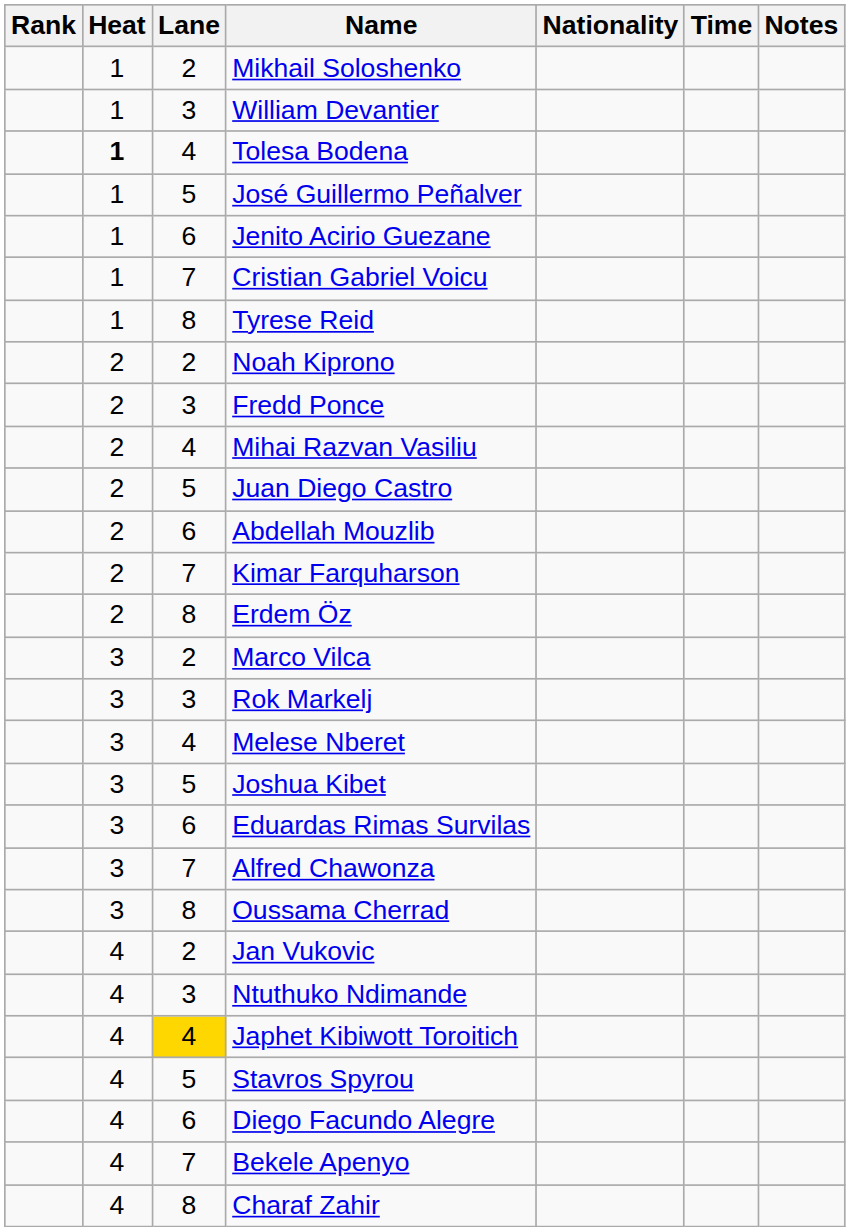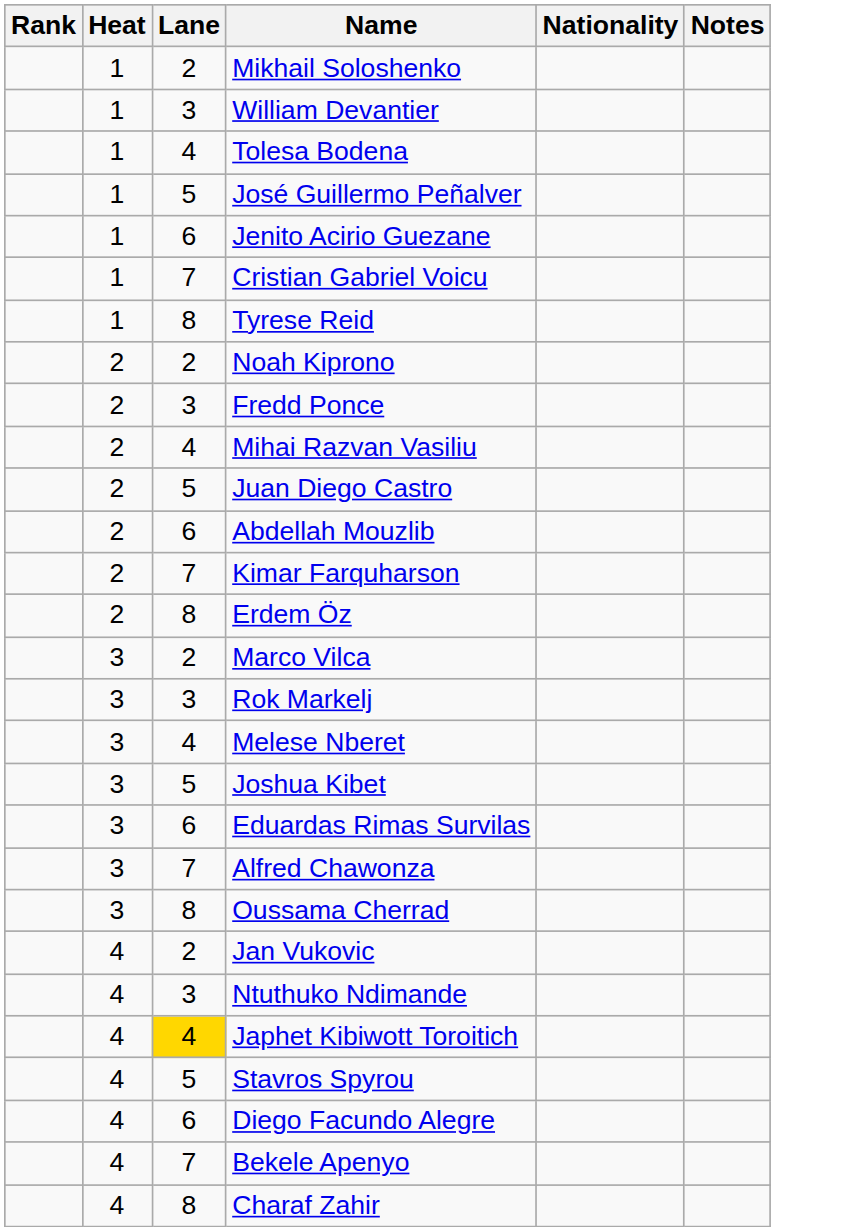- column: (721, 25)
(117, 151) bold -> (117, 151) normal
